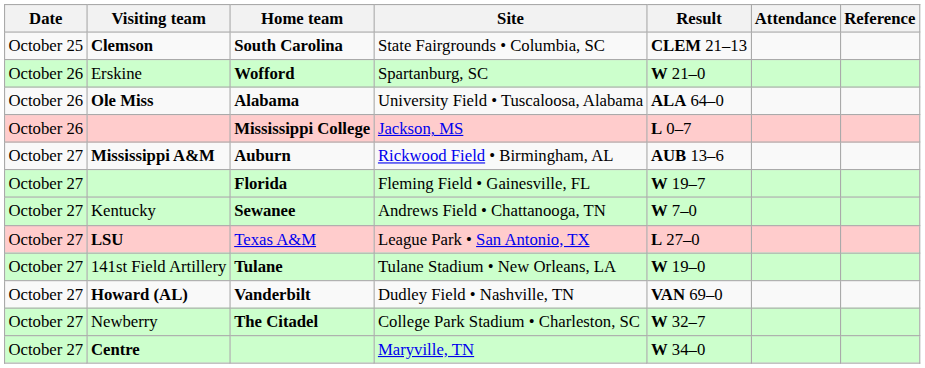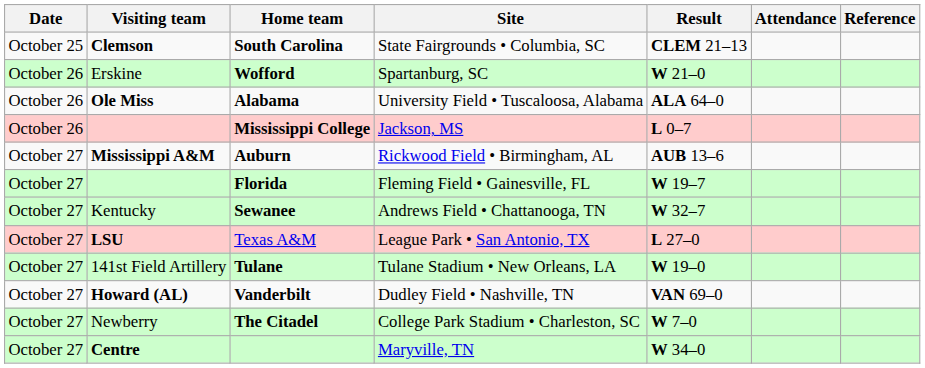(674, 211) W 7–0 -> (678, 211) W 32–7
(678, 321) W 32–7 -> (674, 321) W 7–0
